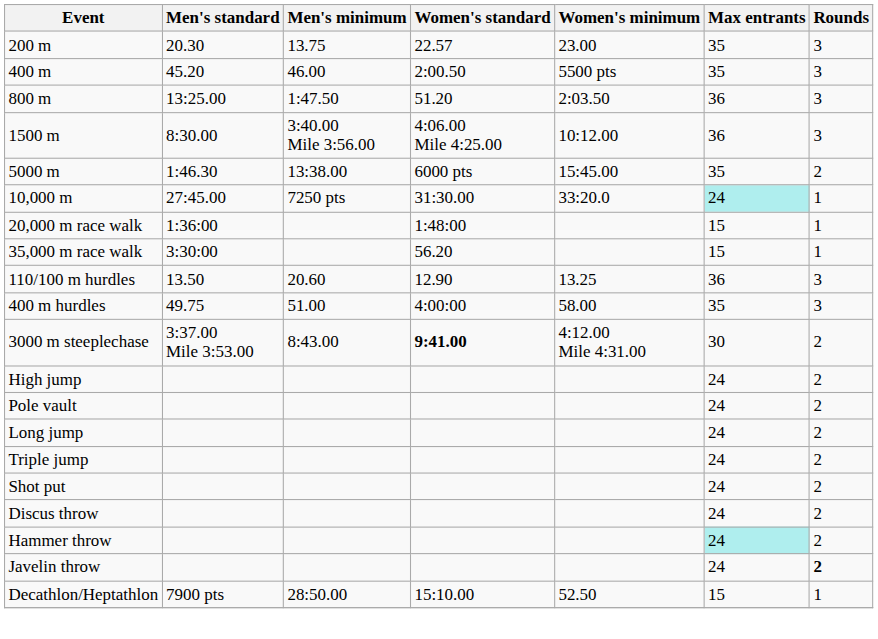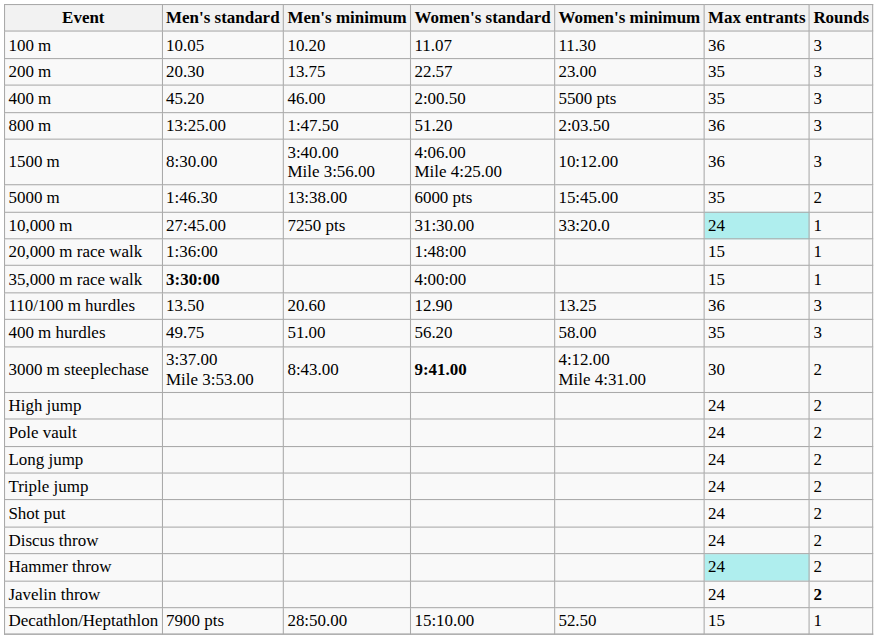+ row: (30, 44)
(192, 252) normal -> (193, 279) bold
(433, 252) 56.20 -> (440, 279) 4:00:00
(440, 306) 4:00:00 -> (433, 332) 56.20
